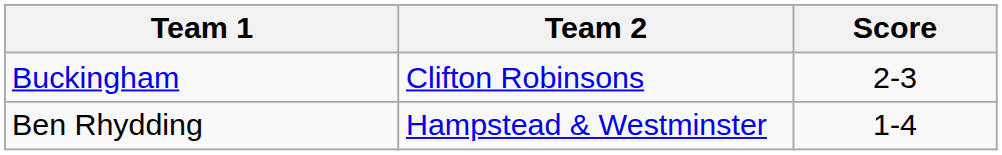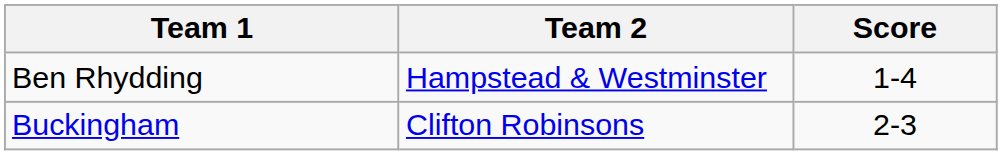rows swapped: (96, 76) <-> (107, 125)
